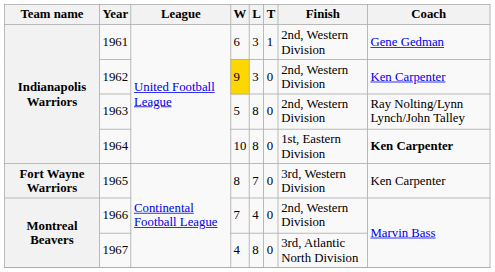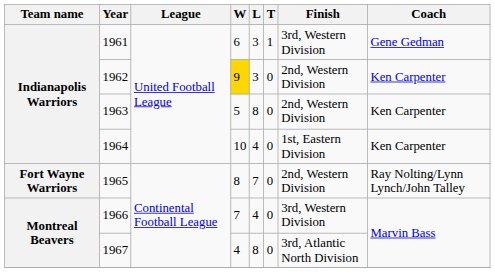(315, 42) 2nd, Western Division -> (314, 42) 3rd, Western Division
(418, 111) Ray Nolting/Lynn Lynch/John Talley -> (408, 111) Ken Carpenter
(255, 146) 8 -> (255, 146) 4
(412, 146) bold -> (408, 146) normal
(314, 180) 3rd, Western Division -> (315, 180) 2nd, Western Division
(408, 180) Ken Carpenter -> (418, 180) Ray Nolting/Lynn Lynch/John Talley
(315, 215) 2nd, Western Division -> (314, 215) 3rd, Western Division
